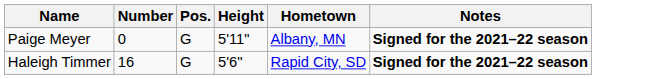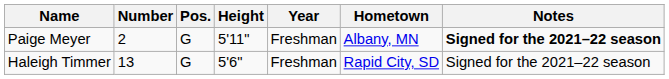+ column: (304, 16)
(122, 39) 0 -> (122, 39) 2
(126, 62) 16 -> (126, 62) 13
(480, 62) bold -> (548, 62) normal
